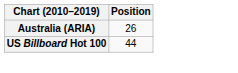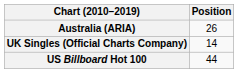+ row: (97, 44)
